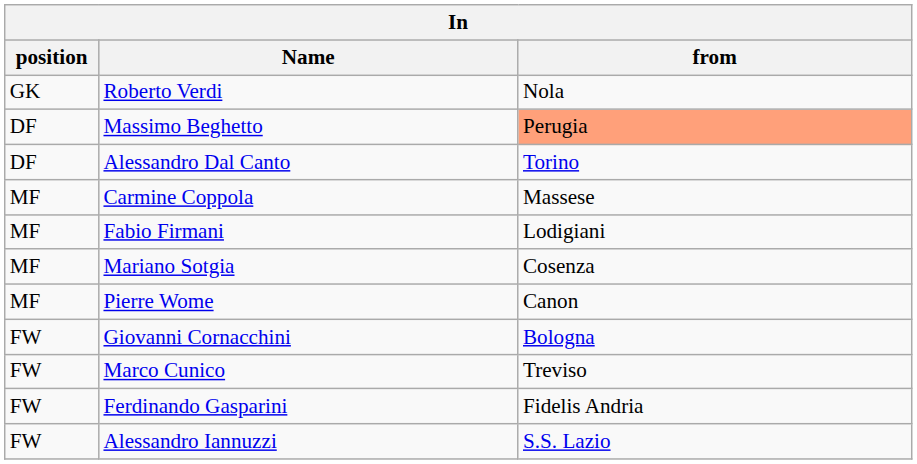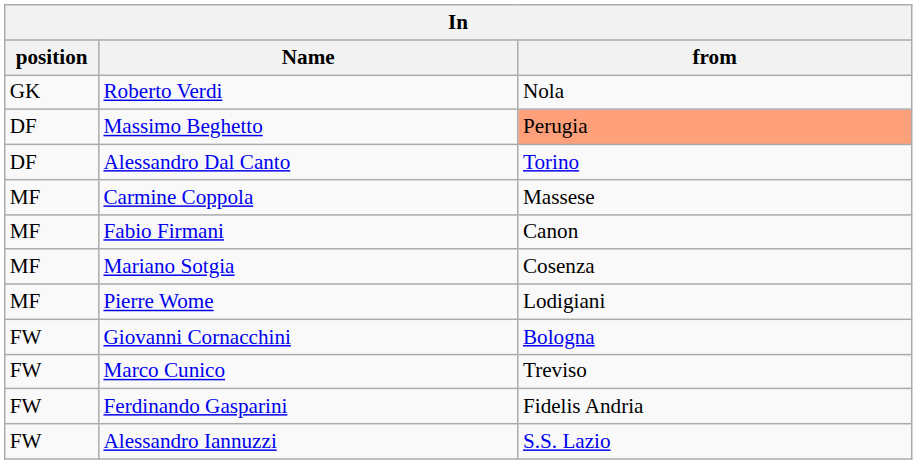(564, 231) Lodigiani -> (551, 231) Canon
(551, 301) Canon -> (564, 301) Lodigiani
